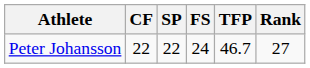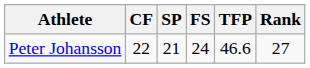(172, 48) 22 -> (172, 48) 21
(235, 48) 46.7 -> (235, 48) 46.6
